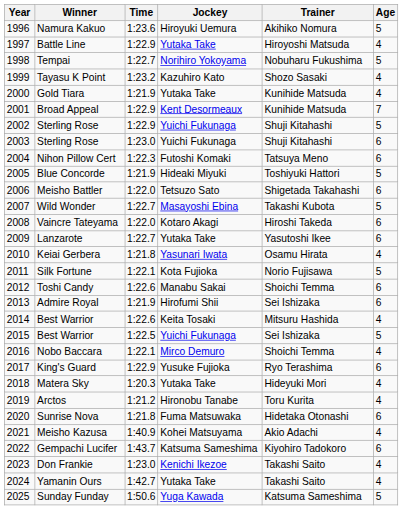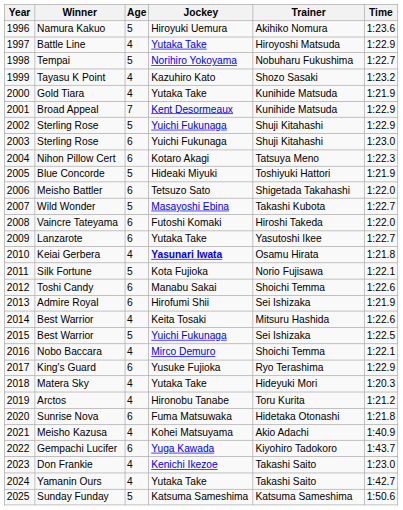columns swapped: (385, 13) <-> (141, 13)
(196, 158) Futoshi Komaki -> (180, 158) Kotaro Akagi
(189, 223) Kotaro Akagi -> (186, 223) Futoshi Komaki
(194, 255) normal -> (187, 255) bold
(209, 449) Katsuma Sameshima -> (183, 449) Yuga Kawada
(192, 497) Yuga Kawada -> (200, 497) Katsuma Sameshima
